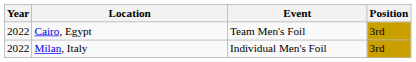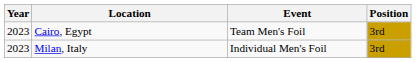(18, 31) 2022 -> (18, 31) 2023
(18, 48) 2022 -> (18, 48) 2023
